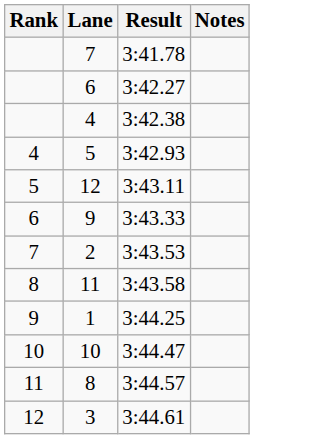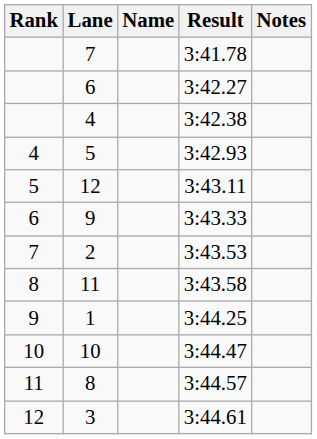+ column: (148, 20)
